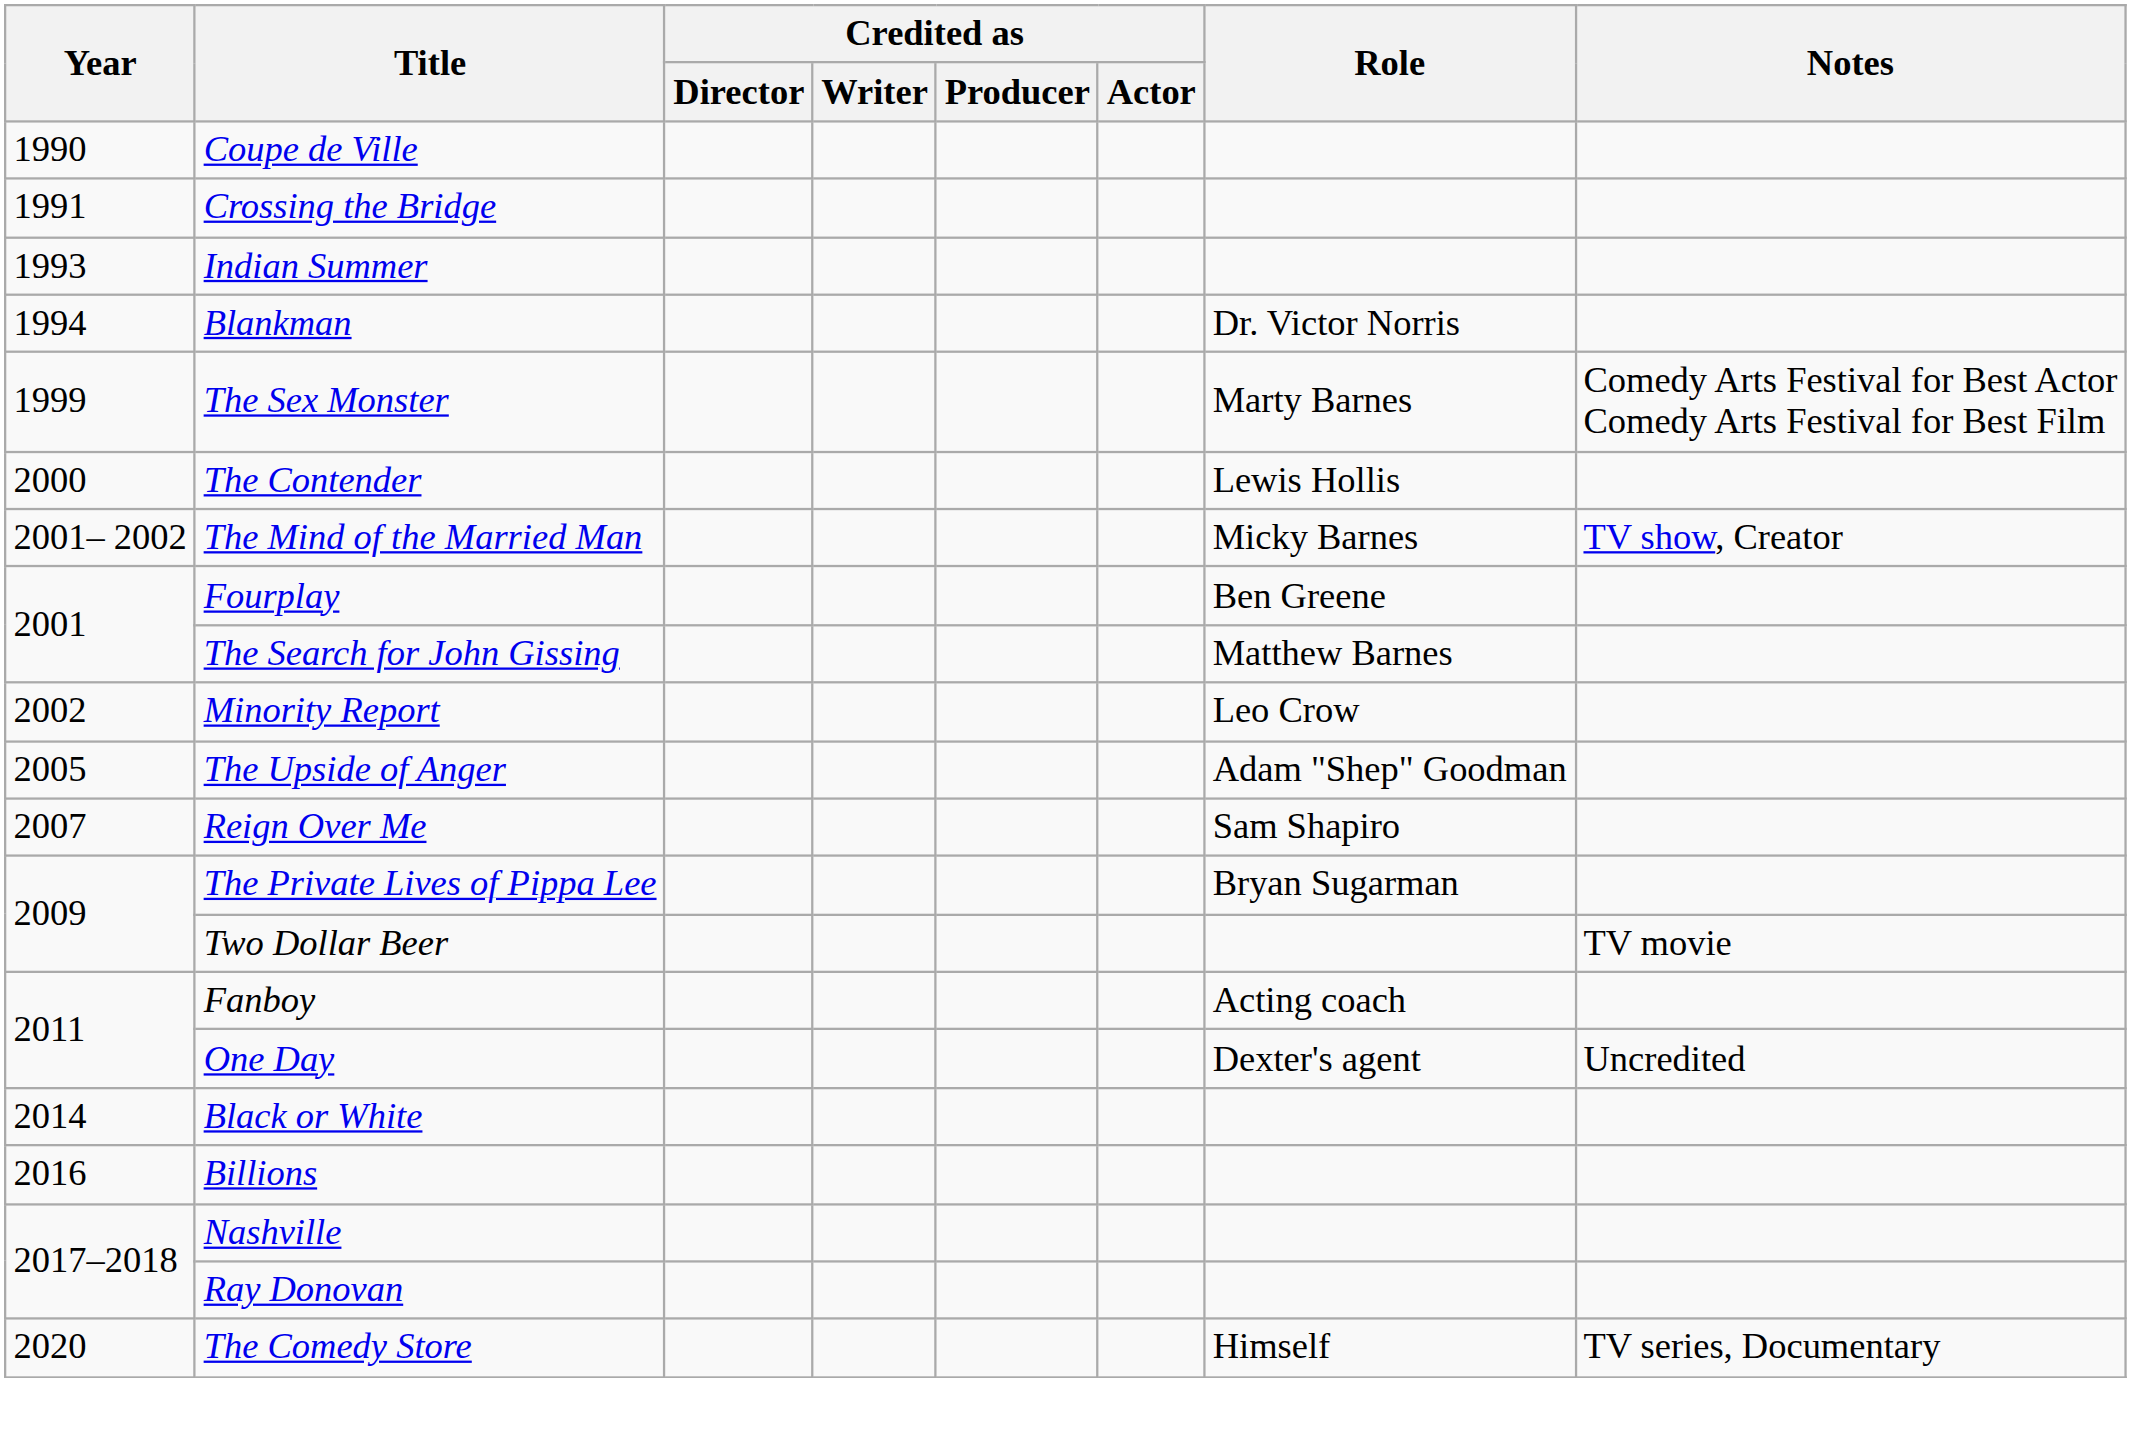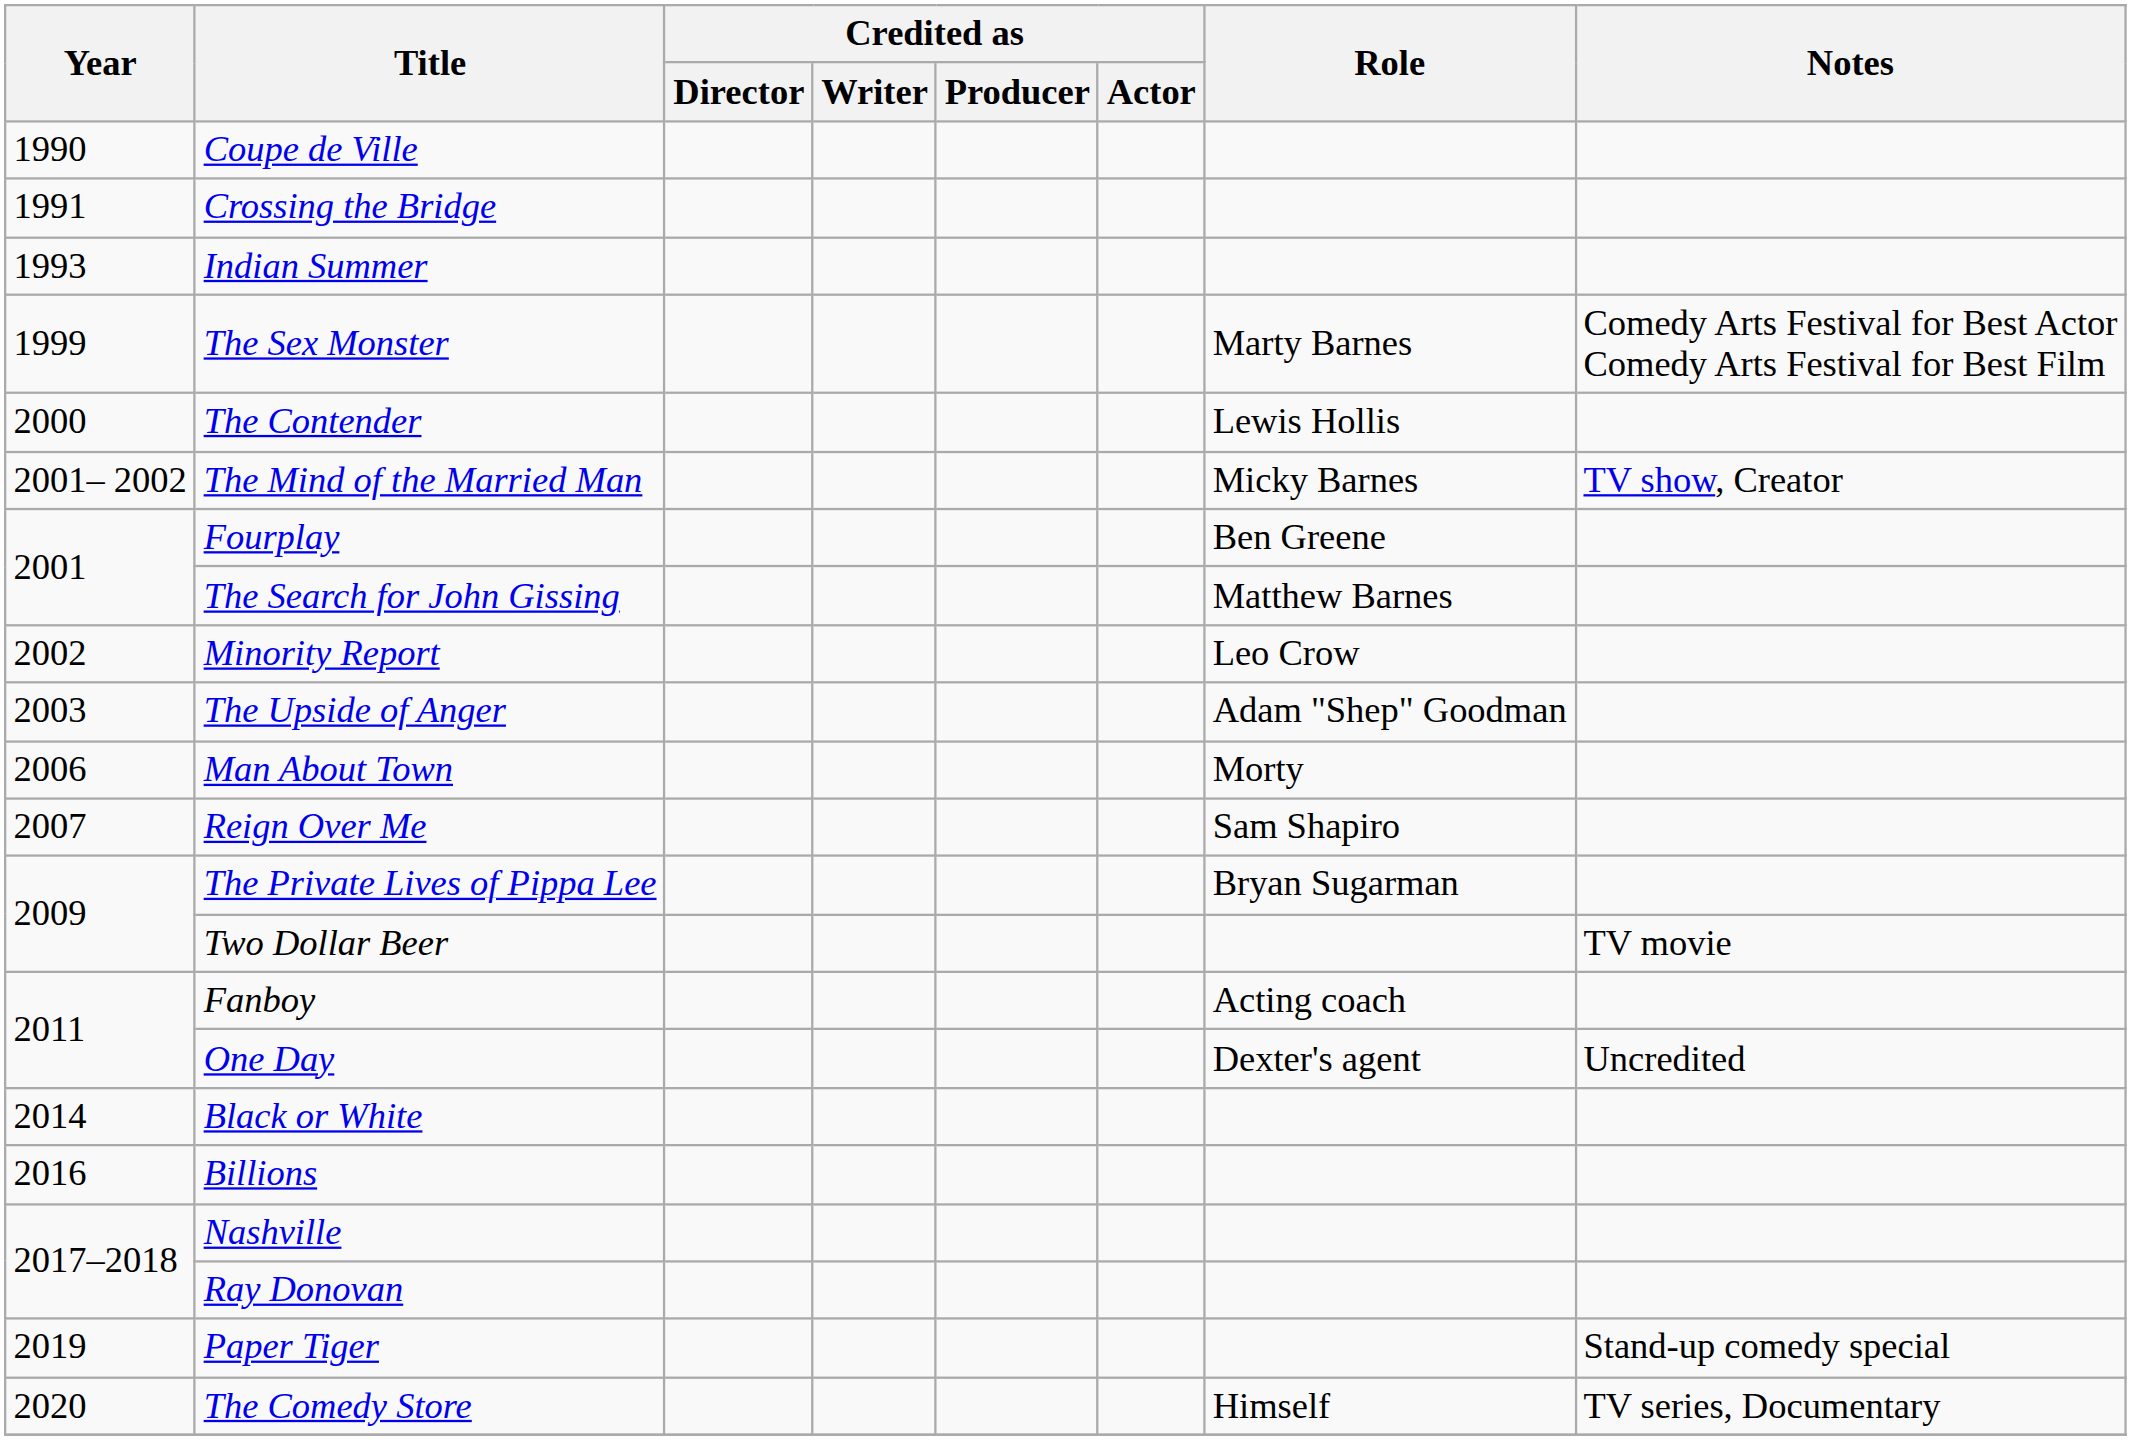- row: (278, 322)
(50, 768) 2005 -> (50, 710) 2003
+ row: (328, 768)
+ row: (291, 1347)
